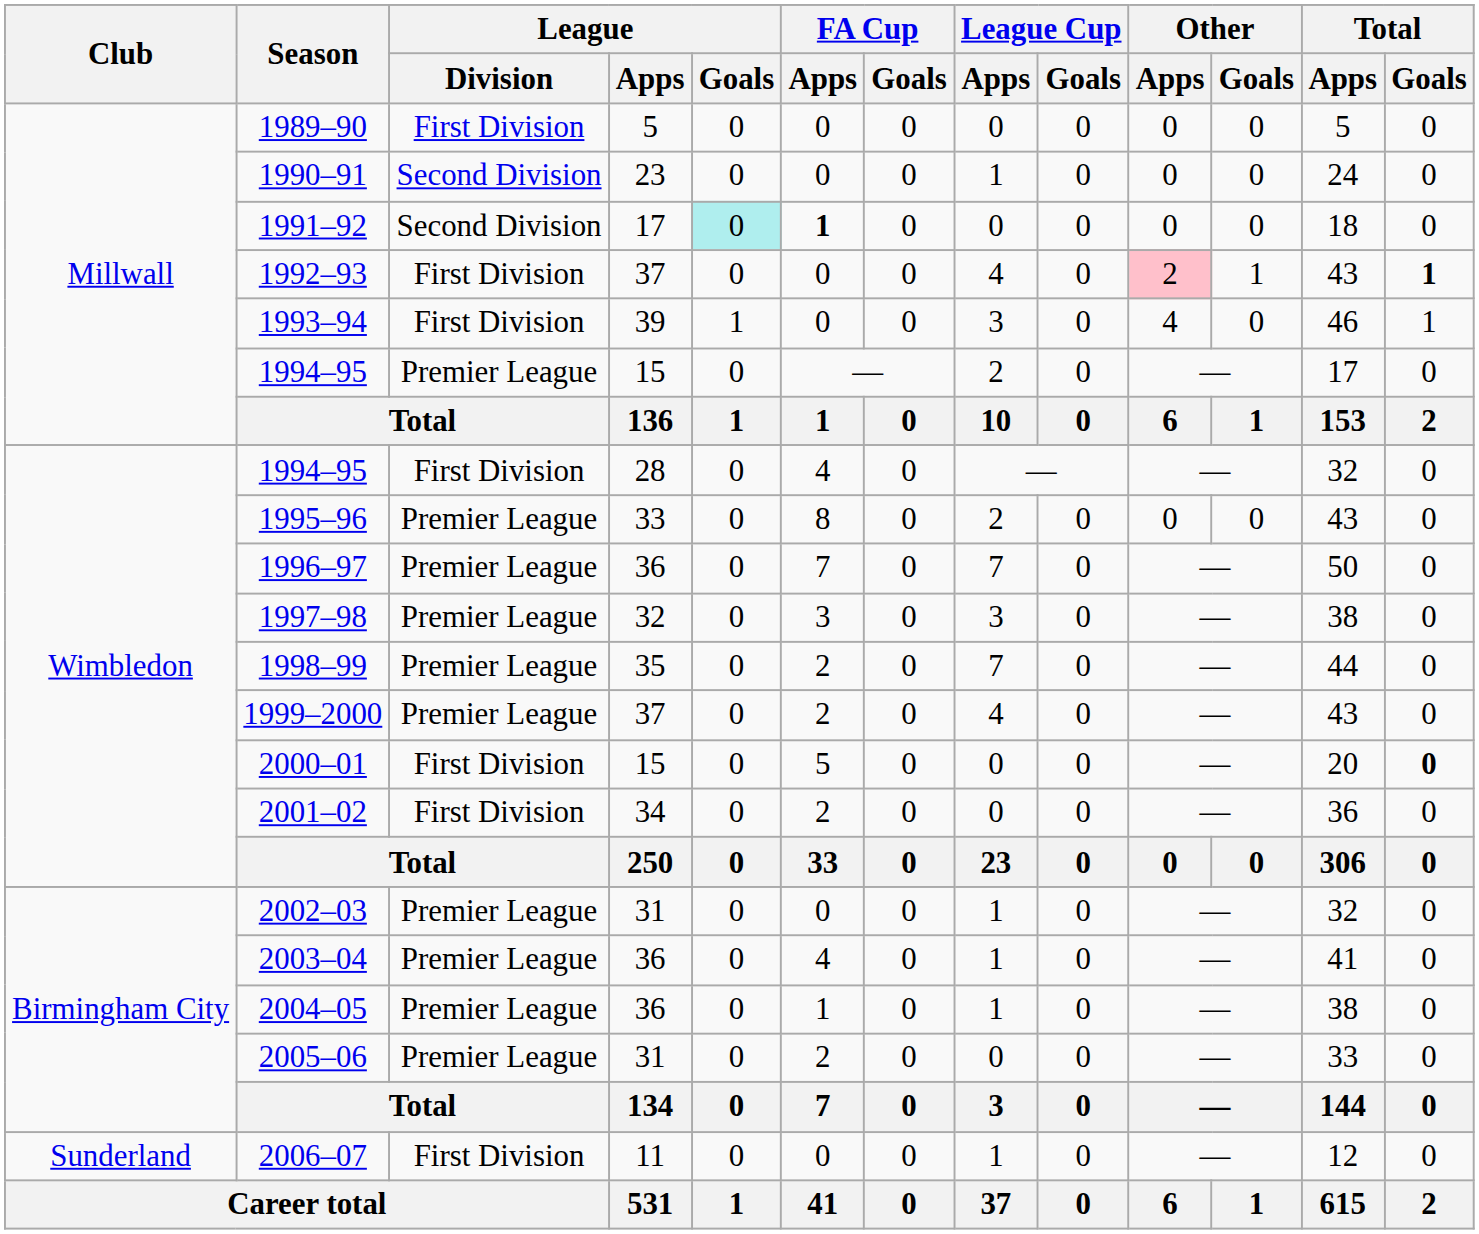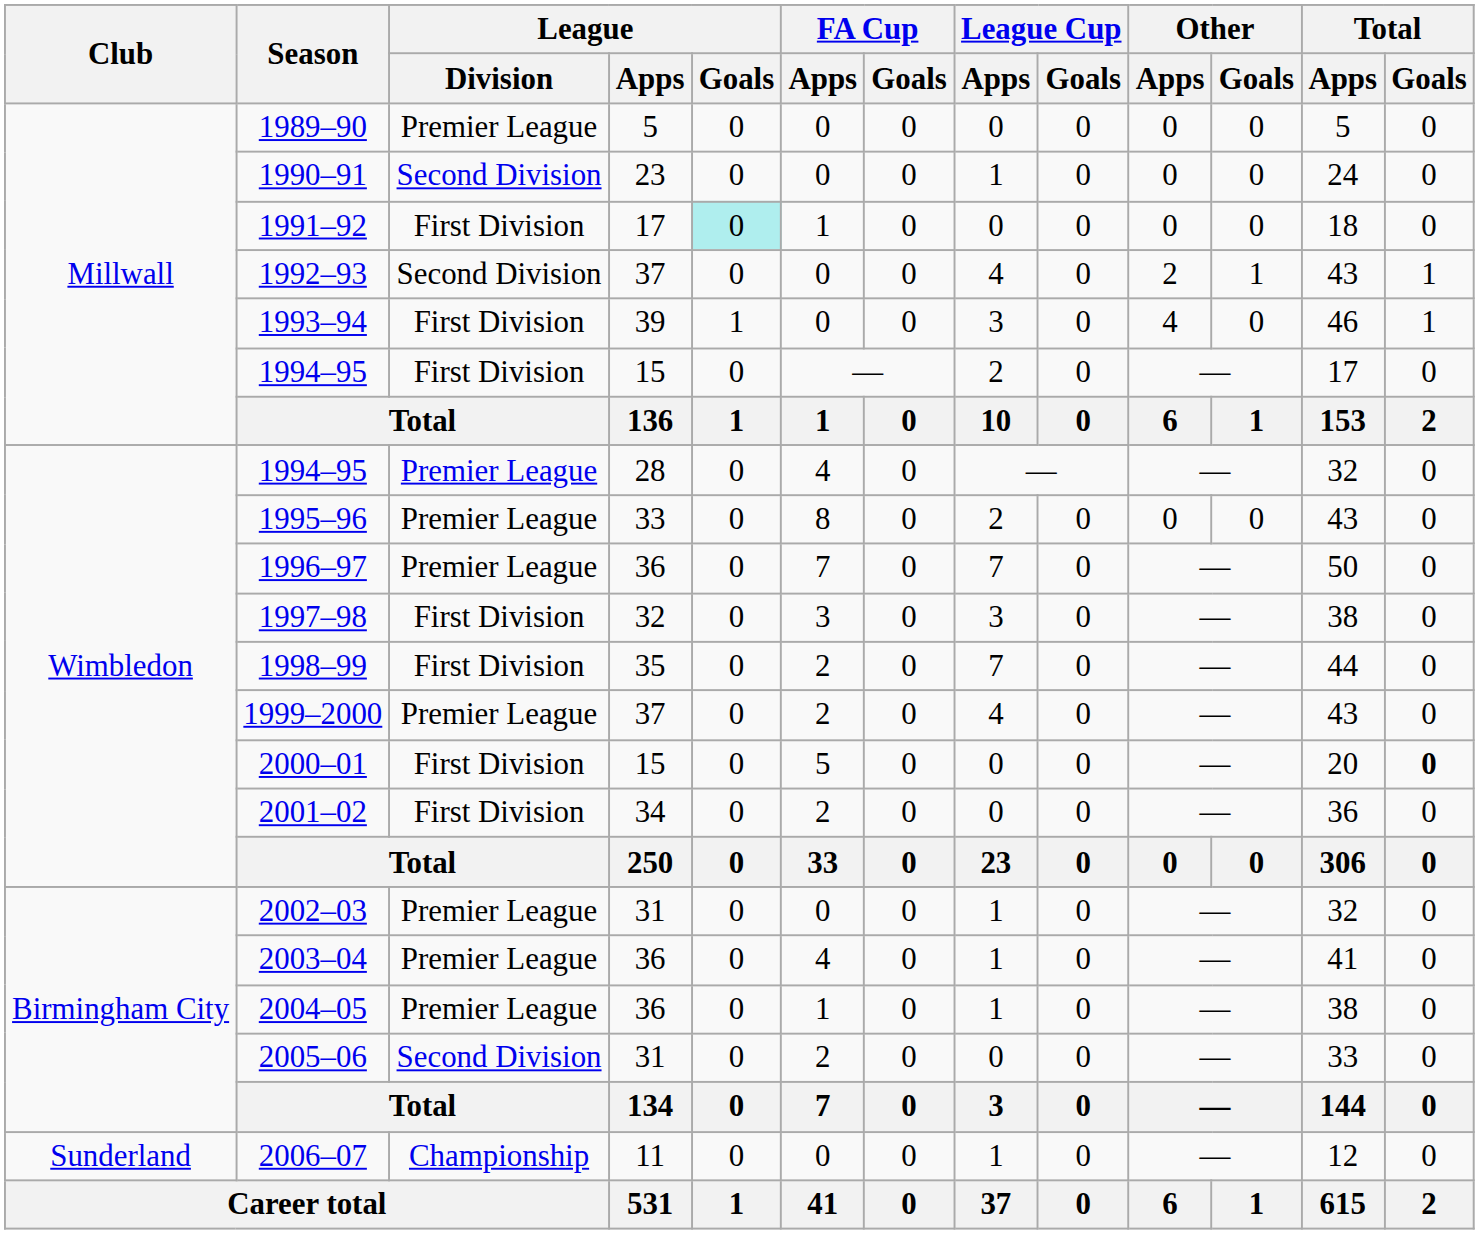(499, 126) First Division -> (499, 126) Premier League
(499, 224) Second Division -> (499, 224) First Division
(823, 224) bold -> (823, 224) normal
(499, 273) First Division -> (499, 273) Second Division
(1170, 273) pink background -> (1170, 273) no background
(1429, 273) bold -> (1429, 273) normal
(499, 371) Premier League -> (499, 371) First Division
(499, 469) First Division -> (499, 469) Premier League
(499, 616) Premier League -> (499, 616) First Division
(499, 665) Premier League -> (499, 665) First Division
(499, 1057) Premier League -> (499, 1057) Second Division
(499, 1155) First Division -> (499, 1155) Championship
